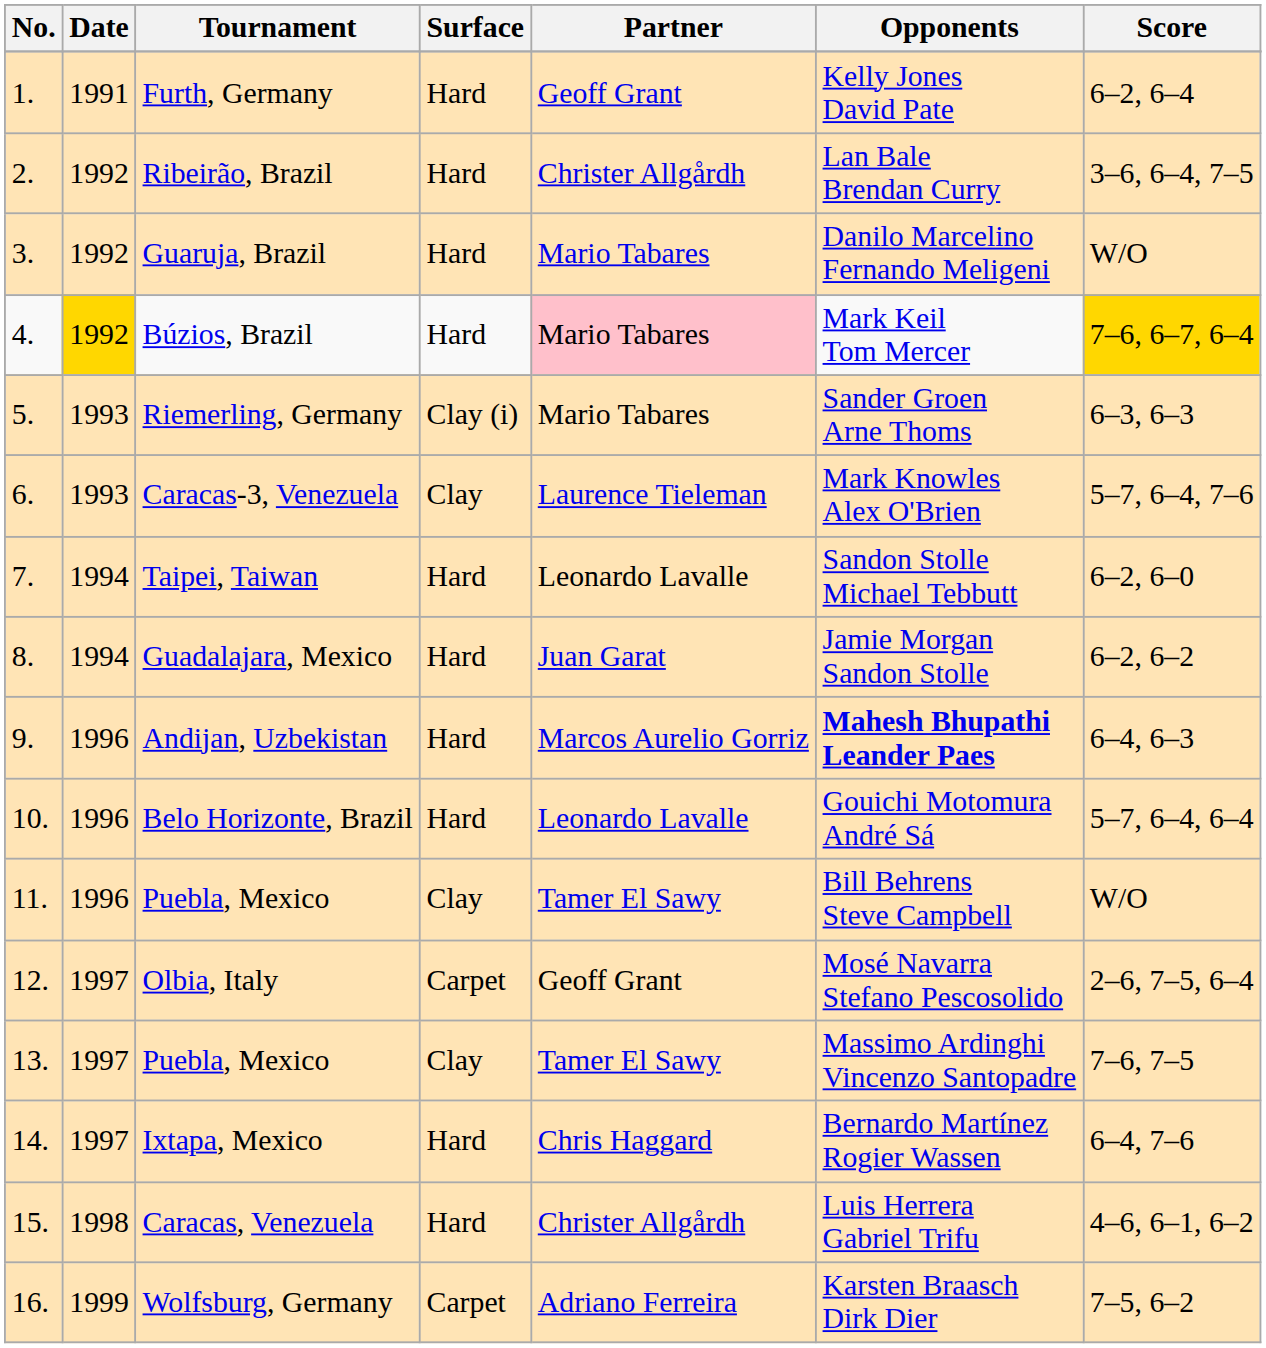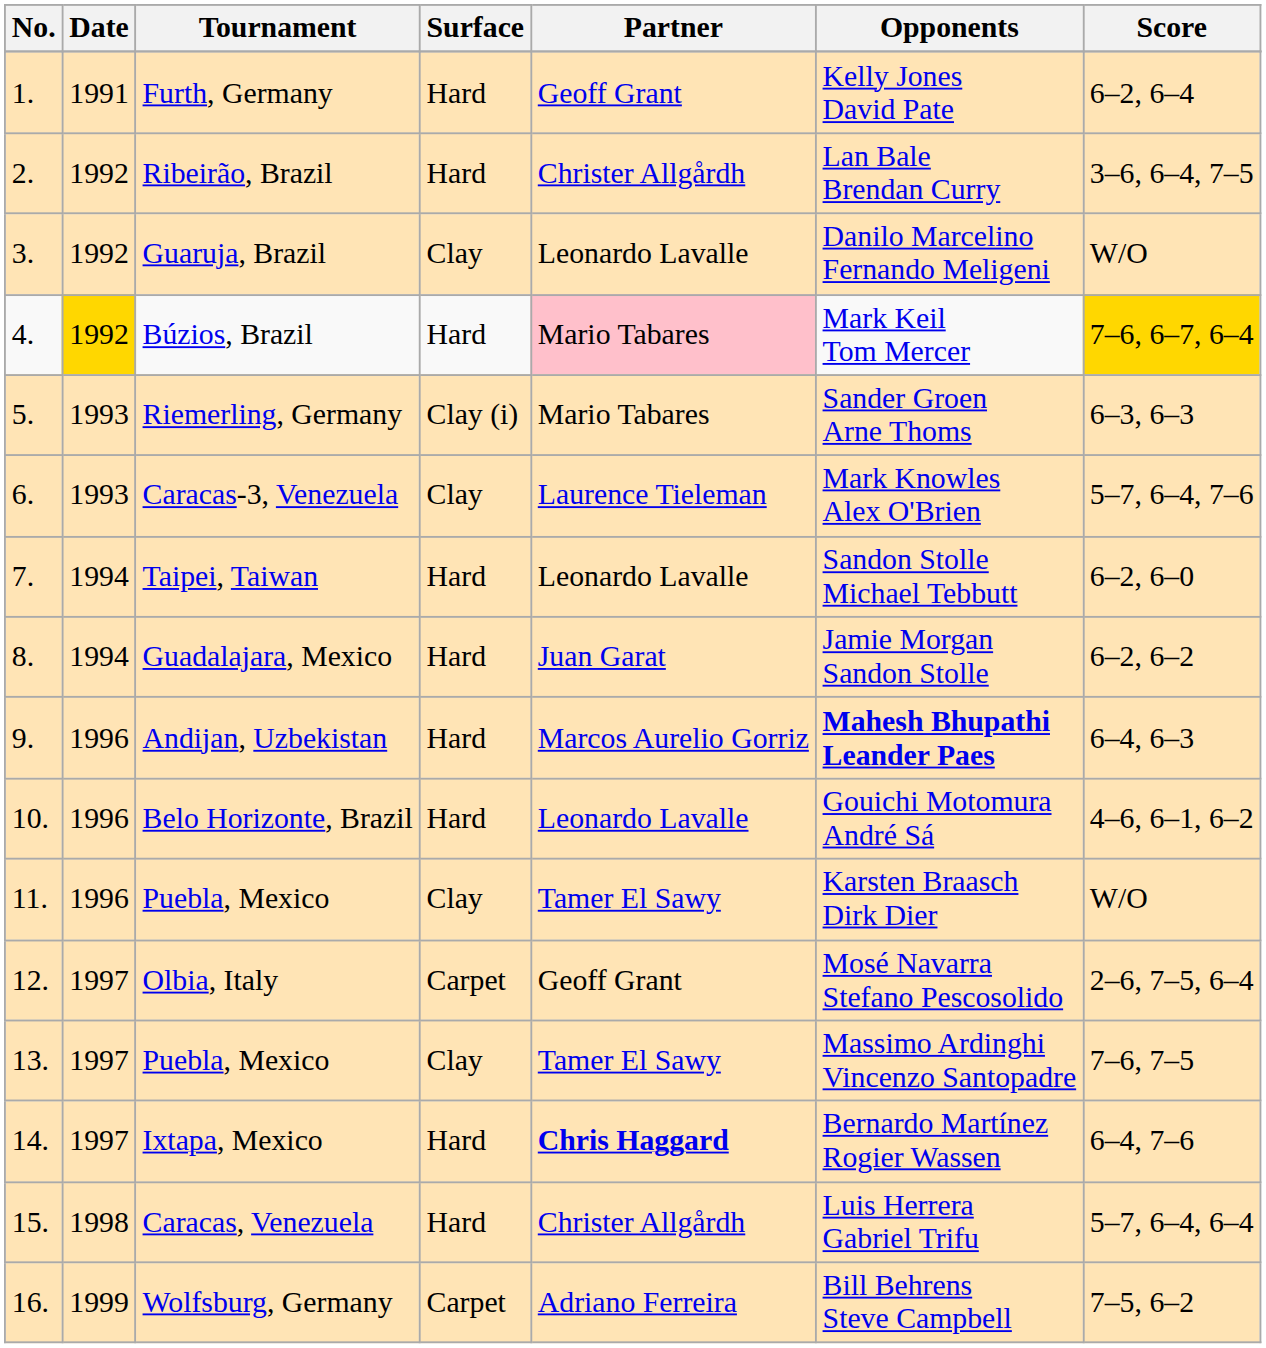(456, 253) Hard -> (455, 253) Clay
(624, 253) Mario Tabares -> (643, 253) Leonardo Lavalle
(1172, 818) 5–7, 6–4, 6–4 -> (1172, 818) 4–6, 6–1, 6–2
(917, 898) Bill Behrens Steve Campbell -> (921, 898) Karsten Braasch Dirk Dier
(625, 1140) normal -> (633, 1140) bold
(1172, 1221) 4–6, 6–1, 6–2 -> (1172, 1221) 5–7, 6–4, 6–4
(921, 1302) Karsten Braasch Dirk Dier -> (917, 1302) Bill Behrens Steve Campbell
